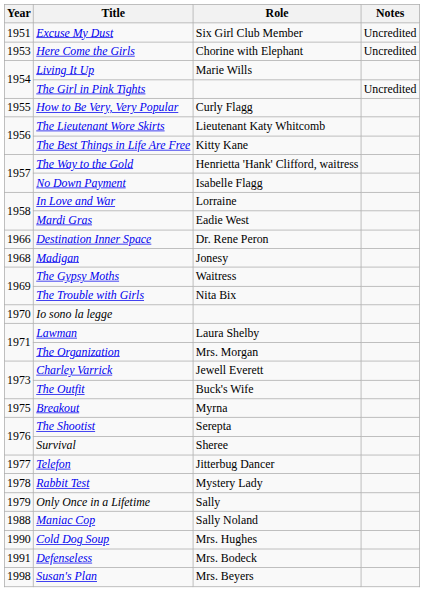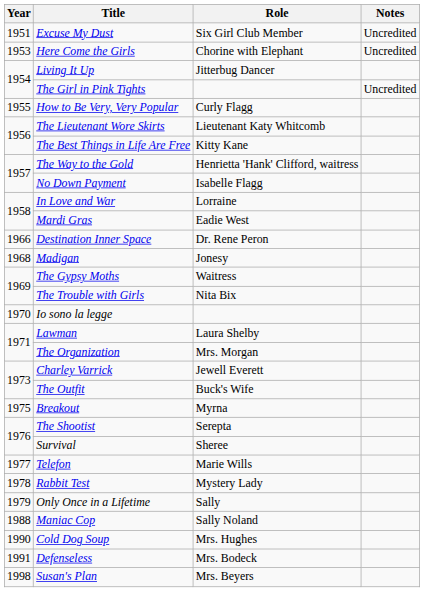(224, 70) Marie Wills -> (235, 70) Jitterbug Dancer
(235, 464) Jitterbug Dancer -> (224, 464) Marie Wills
